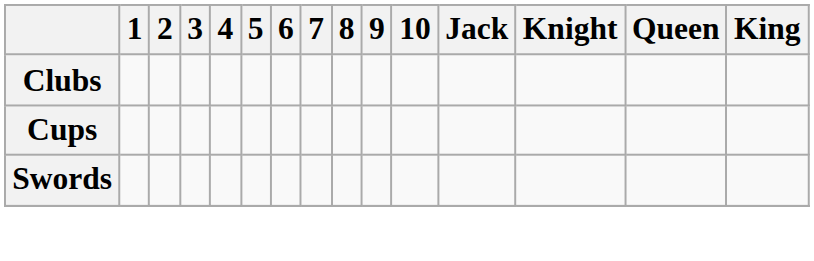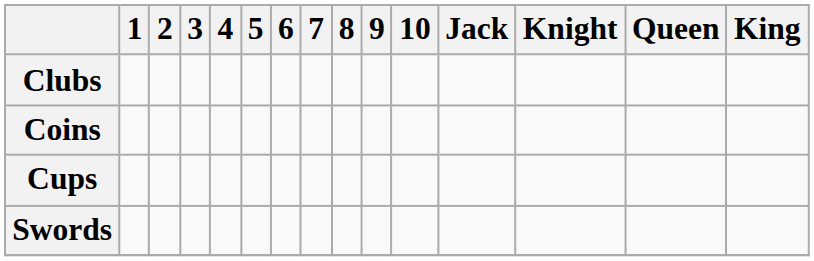+ row: (62, 129)
